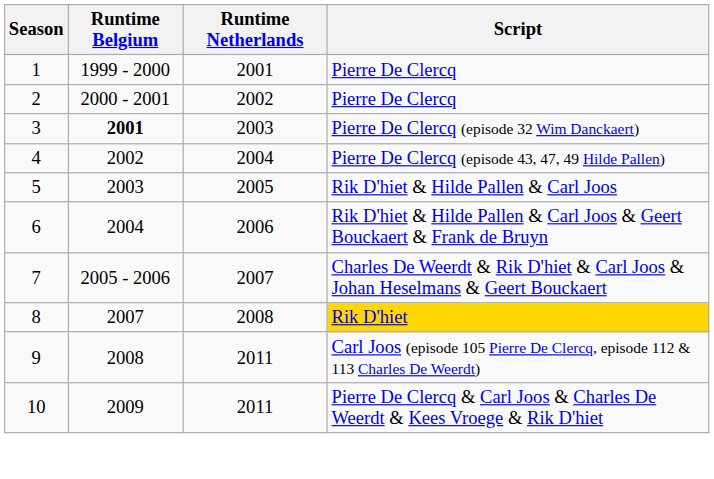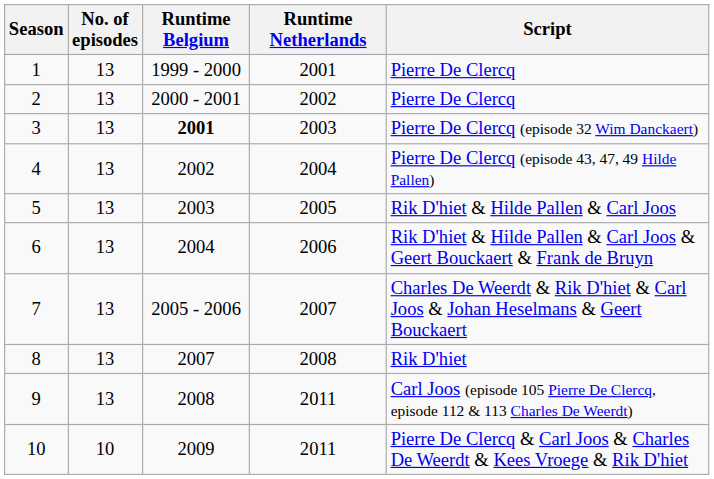+ column: (105, 29)
(370, 317) gold background -> (429, 359) no background
